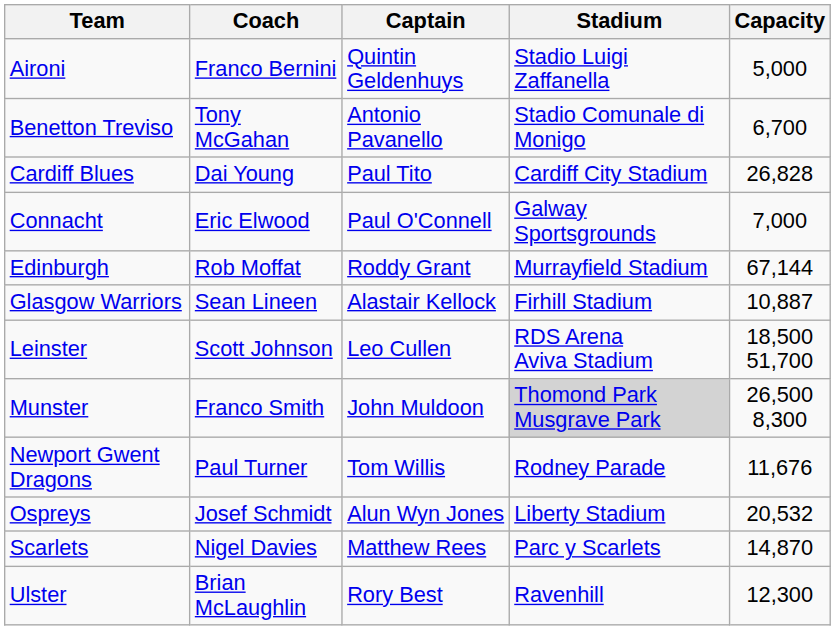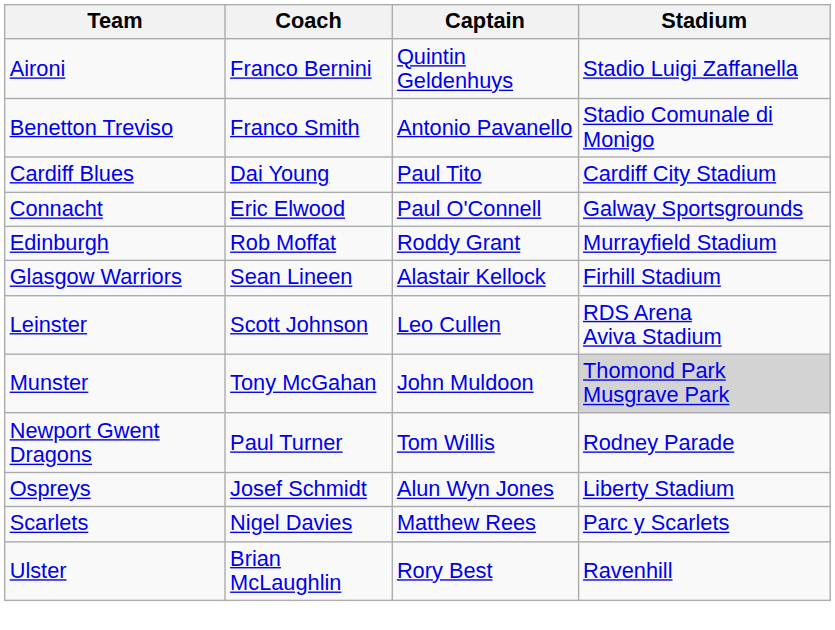- column: (780, 21)
(242, 127) Tony McGahan -> (295, 127) Franco Smith
(260, 407) Franco Smith -> (303, 383) Tony McGahan
